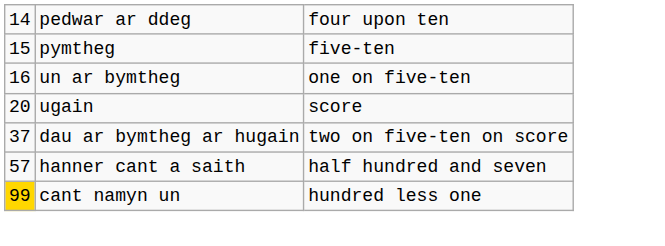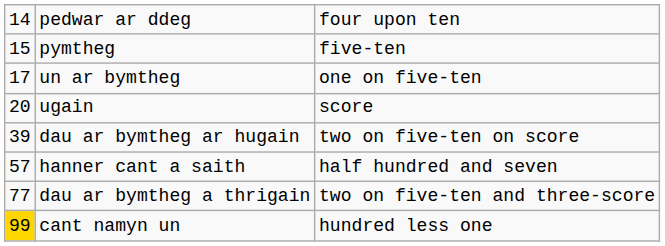(20, 78) 16 -> (20, 78) 17
(20, 137) 37 -> (20, 137) 39
+ row: (175, 196)
